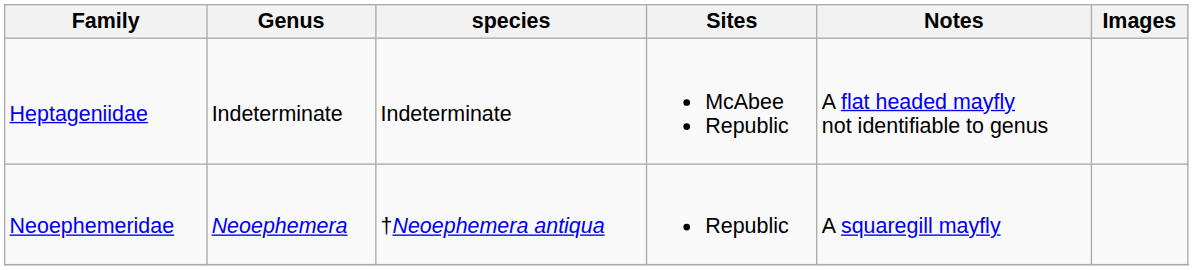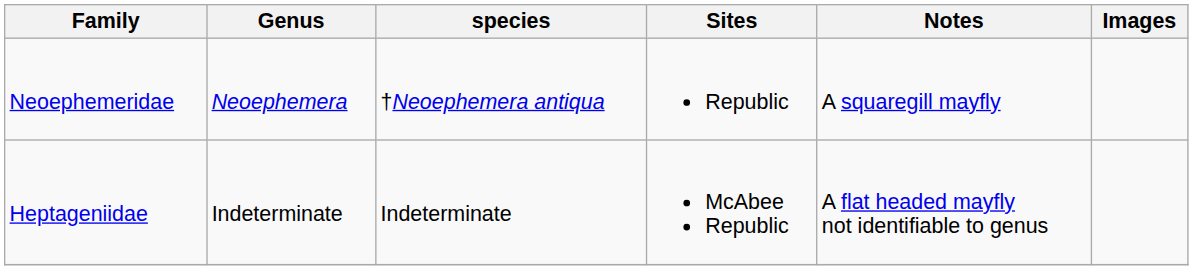rows swapped: (79, 113) <-> (92, 226)
